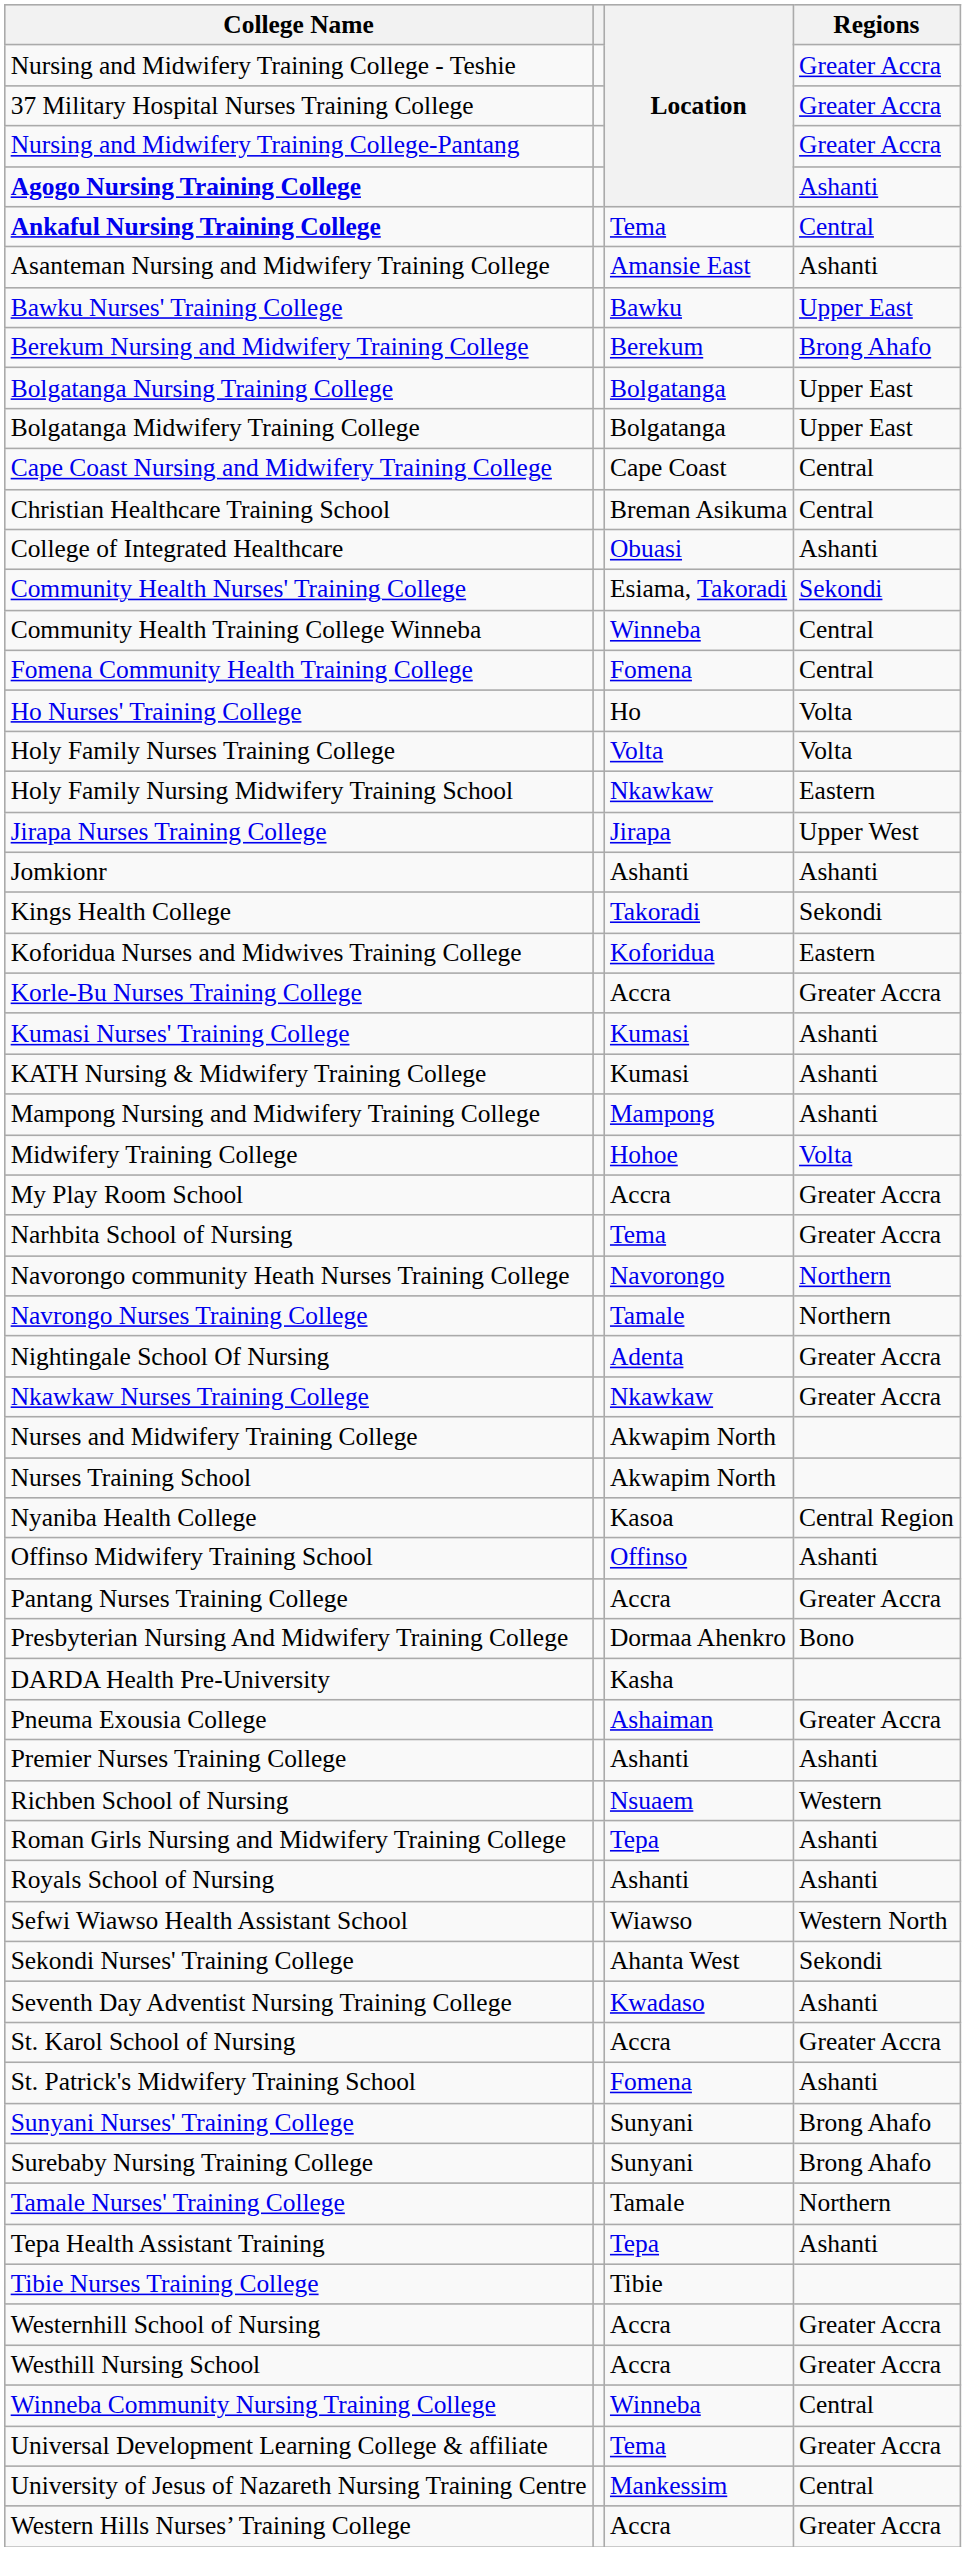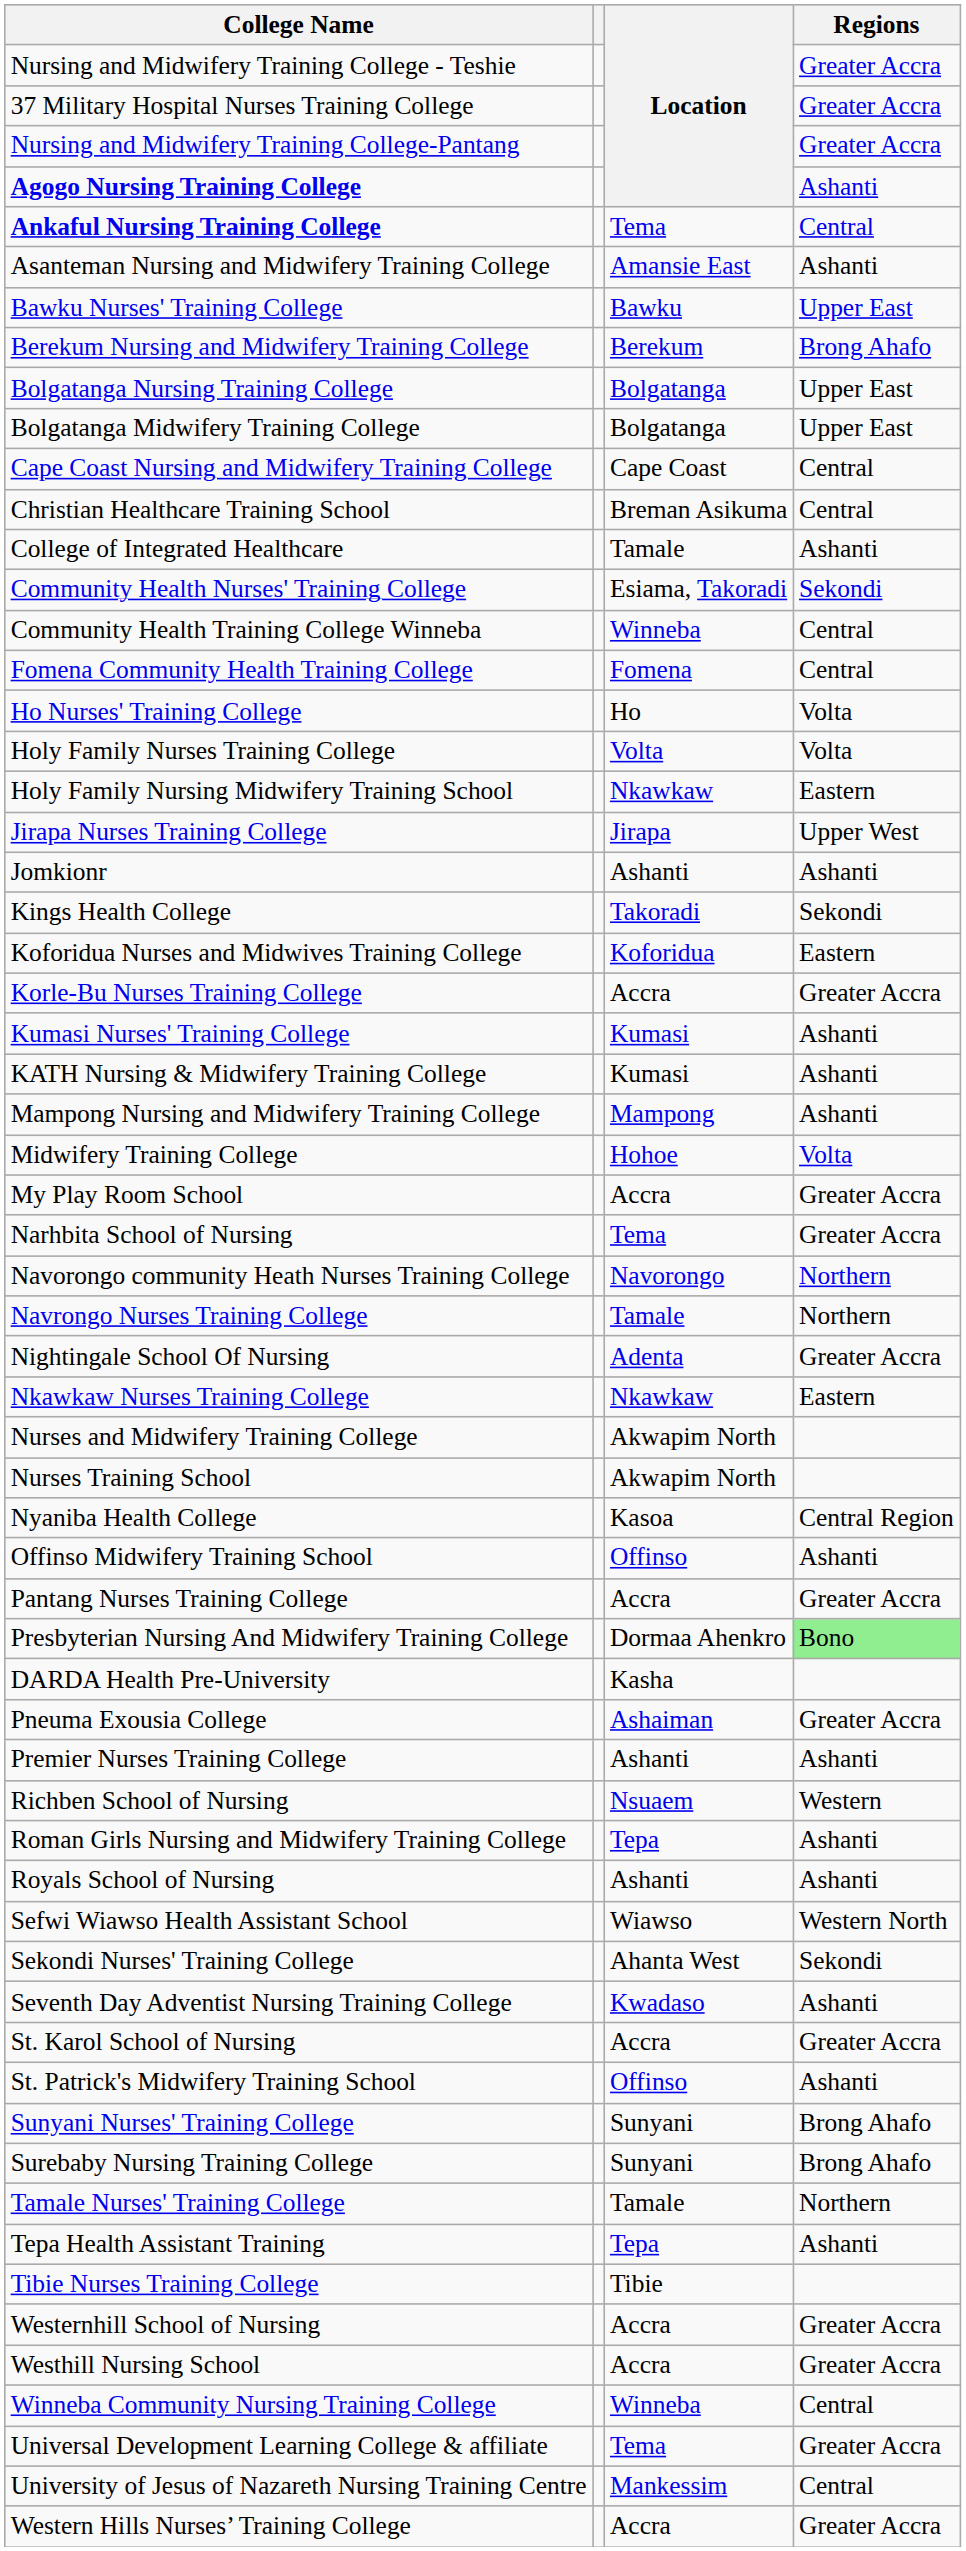(646, 549) Obuasi -> (647, 549) Tamale
(870, 1396) Greater Accra -> (837, 1396) Eastern
(827, 1638) no background -> (827, 1638) lightgreen background
(651, 2082) Fomena -> (649, 2082) Offinso
